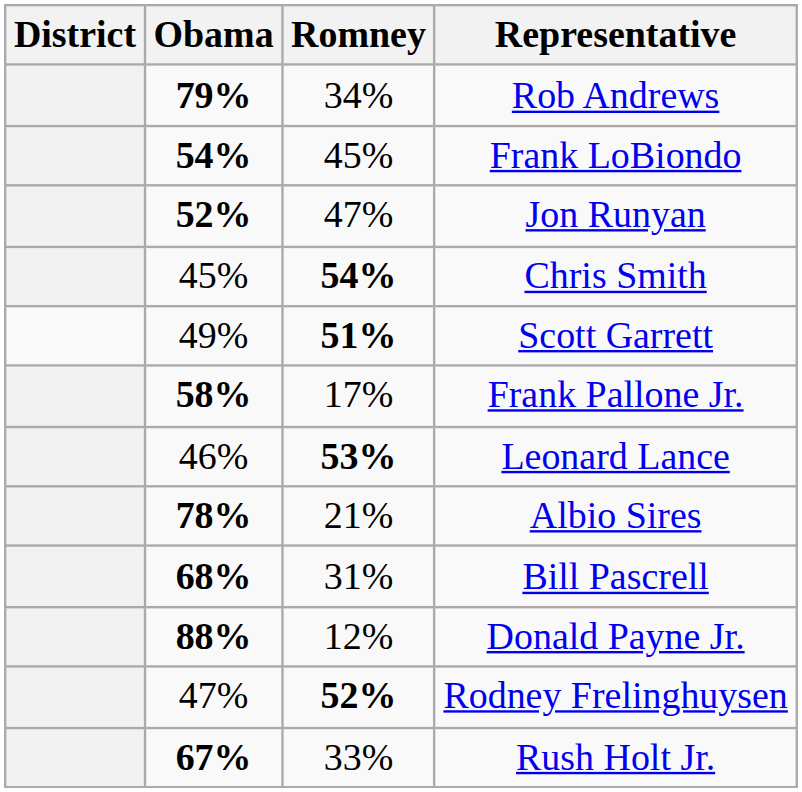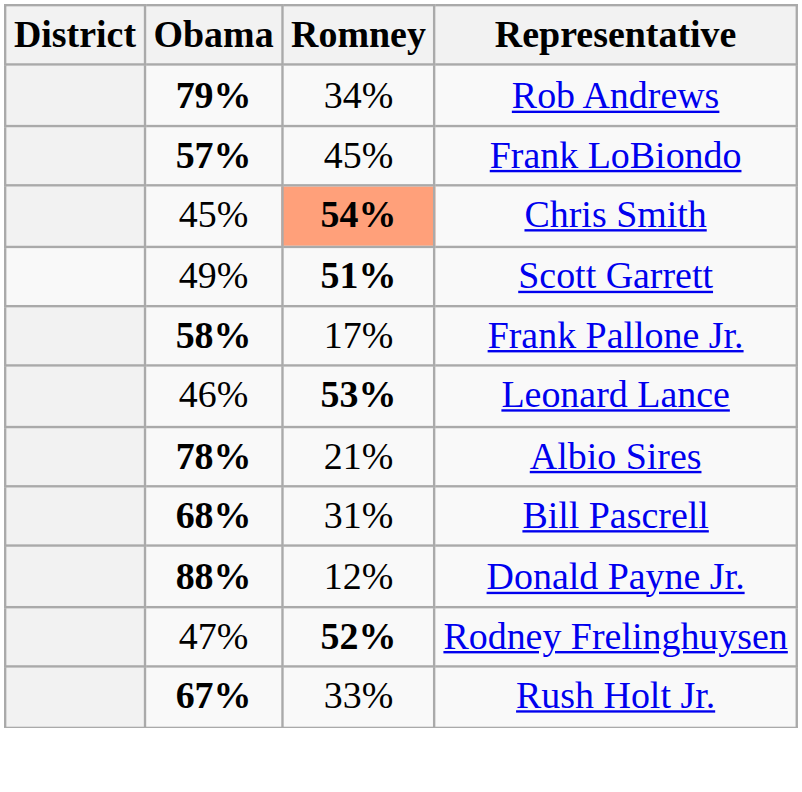(214, 154) 54% -> (214, 154) 57%
- row: (616, 214)
(359, 275) no background -> (359, 214) lightsalmon background
